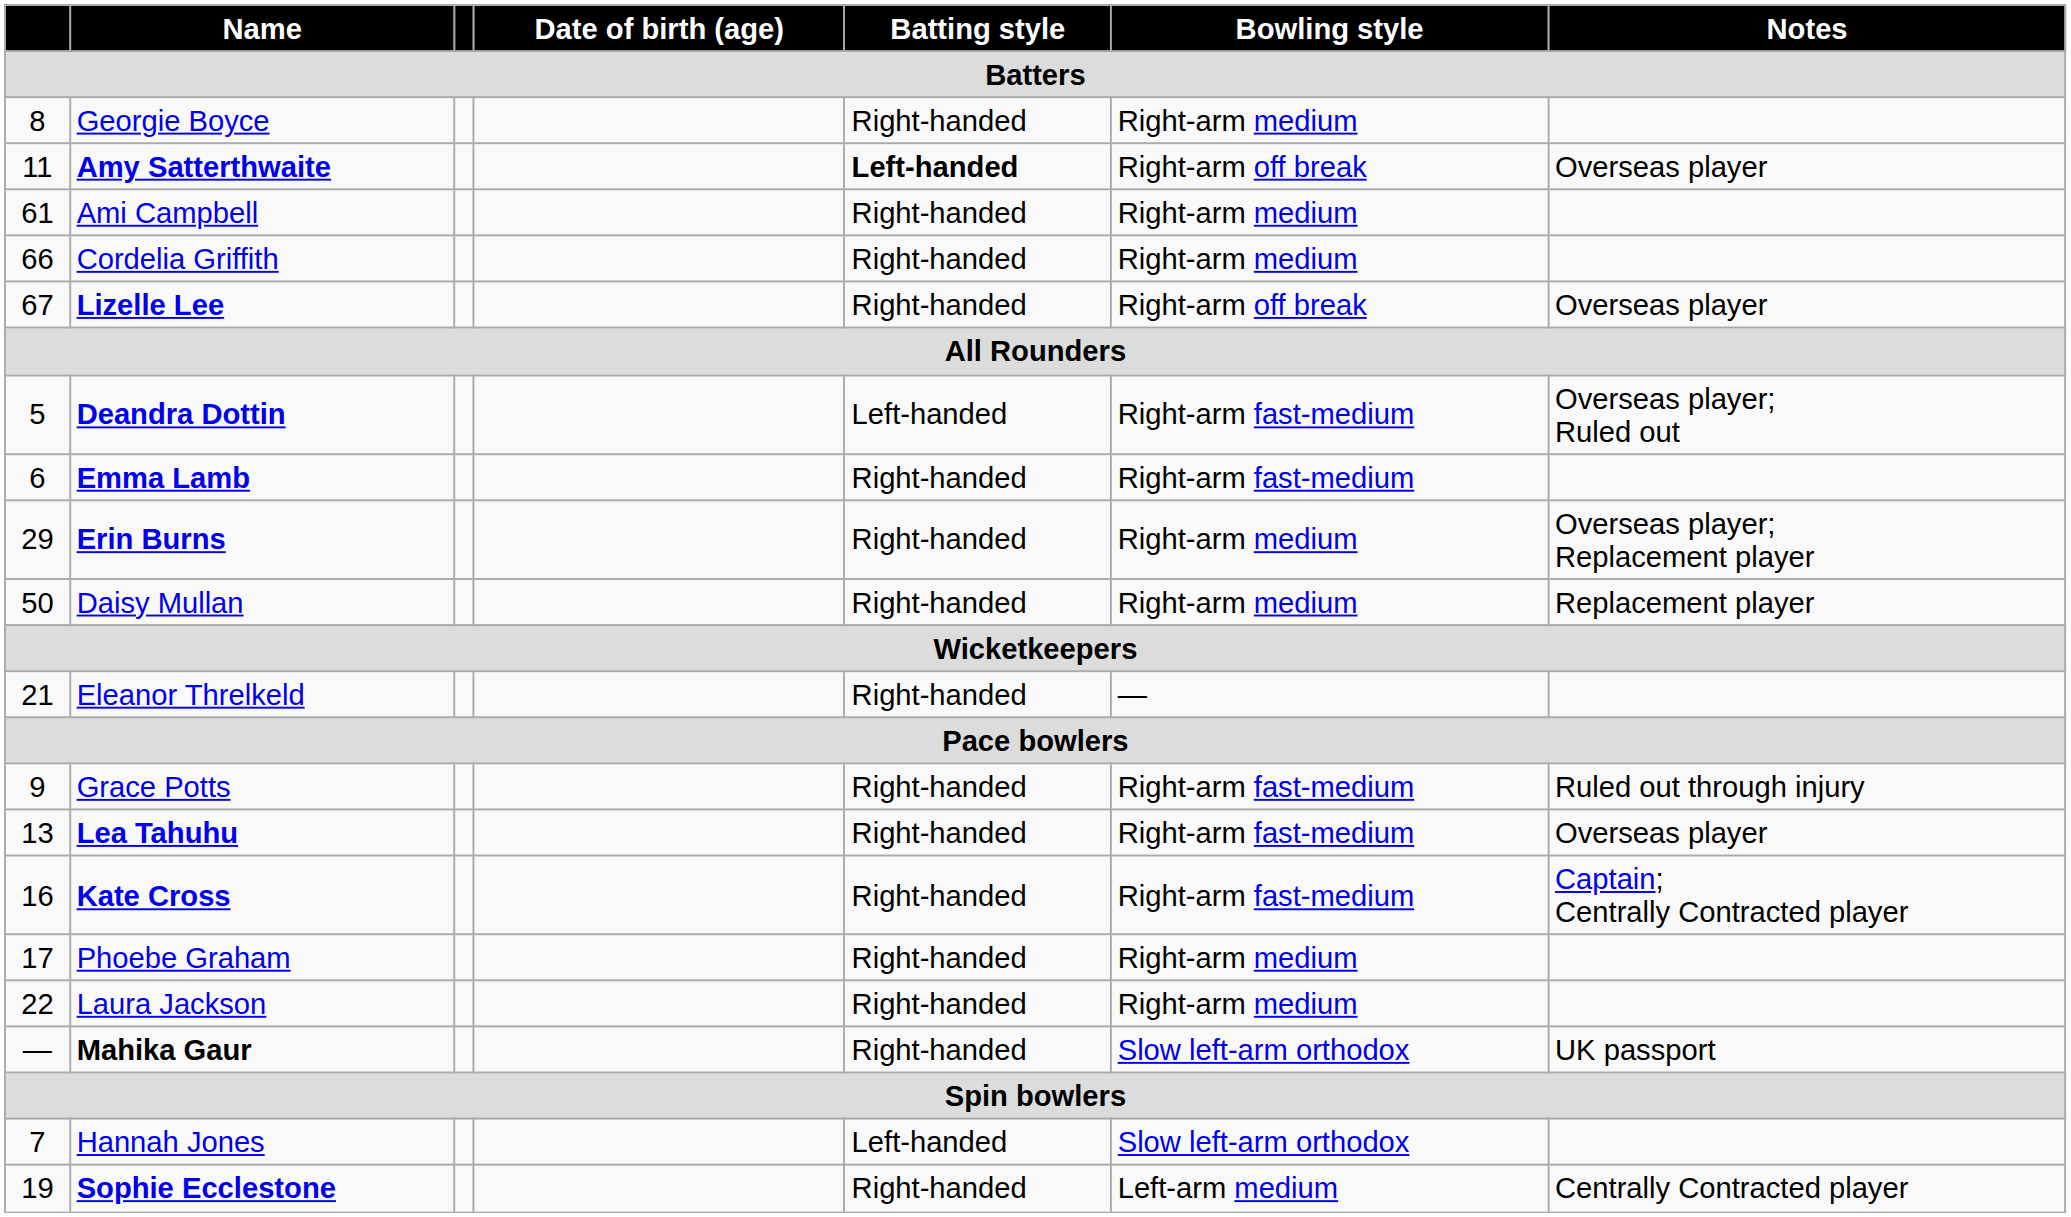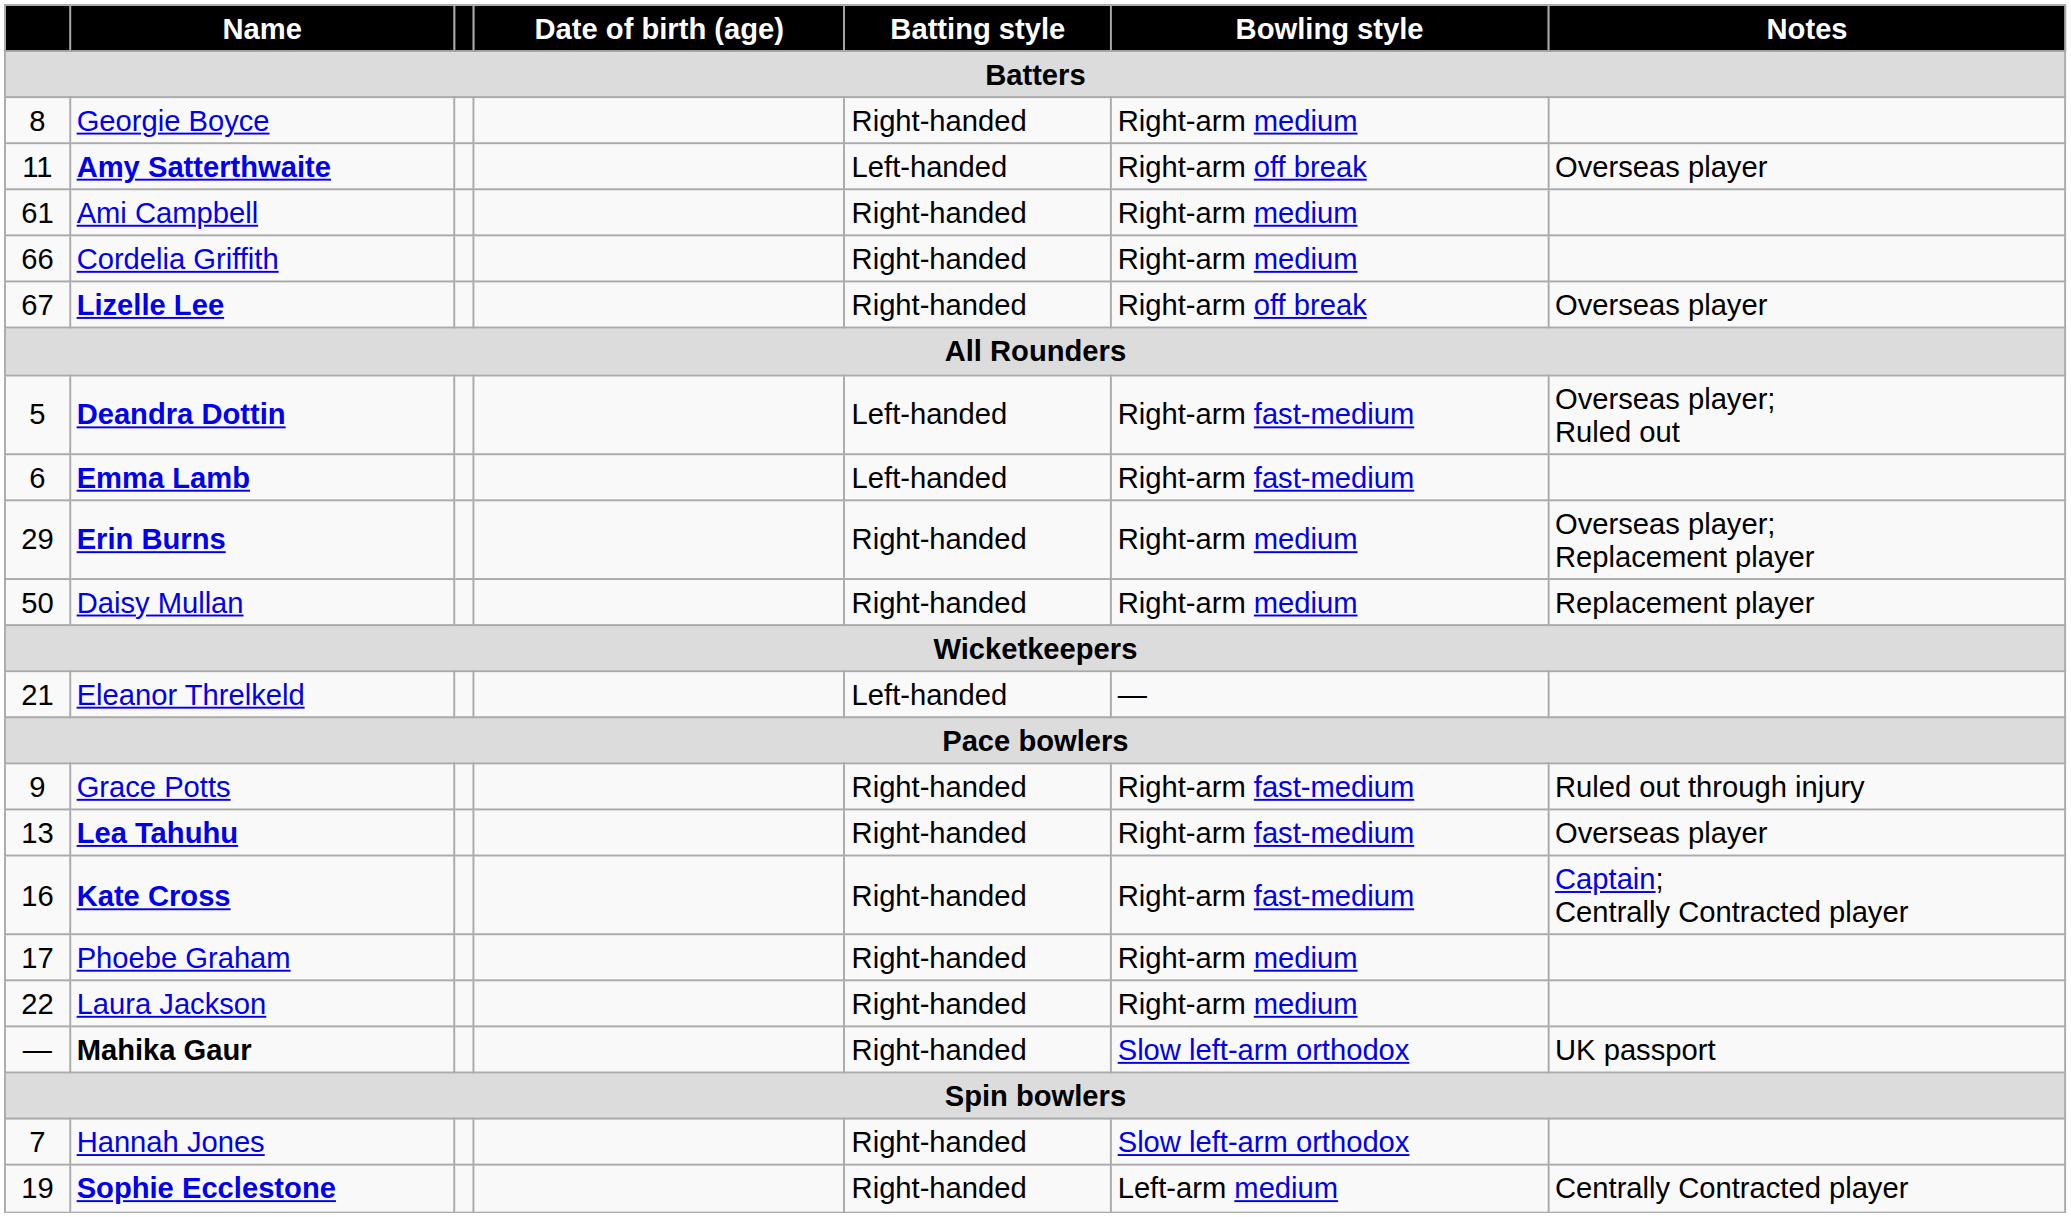(935, 167) bold -> (929, 167) normal
(939, 477) Right-handed -> (929, 477) Left-handed
(939, 694) Right-handed -> (929, 694) Left-handed
(929, 1143) Left-handed -> (939, 1143) Right-handed
